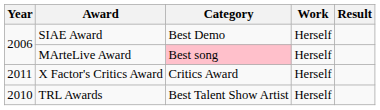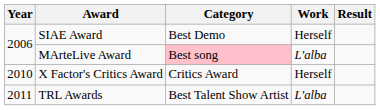(313, 54) Herself -> (311, 54) L'alba
(20, 74) 2011 -> (20, 74) 2010
(20, 94) 2010 -> (20, 94) 2011
(313, 94) Herself -> (311, 94) L'alba
